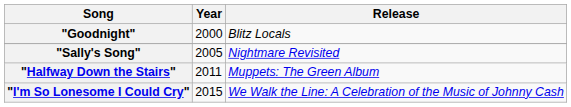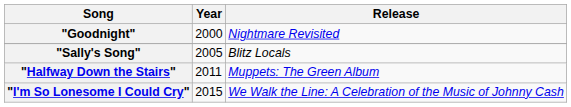(259, 33) Blitz Locals -> (284, 33) Nightmare Revisited
(284, 53) Nightmare Revisited -> (259, 53) Blitz Locals
